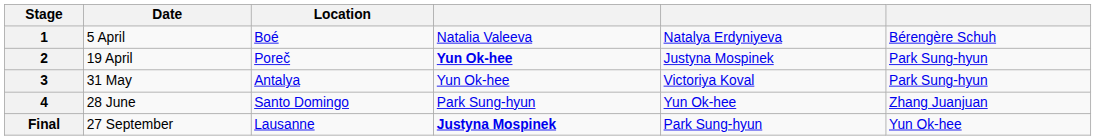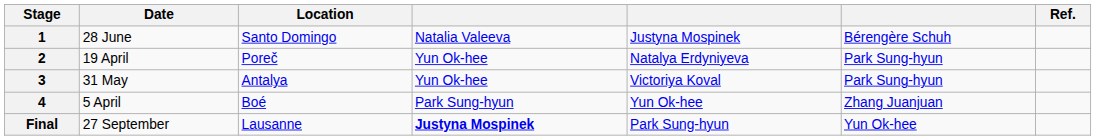+ column: (1063, 15)
(106, 37) 5 April -> (107, 37) 28 June
(266, 37) Boé -> (289, 37) Santo Domingo
(723, 37) Natalya Erdyniyeva -> (685, 37) Justyna Mospinek
(475, 59) bold -> (451, 59) normal
(719, 59) Justyna Mospinek -> (689, 59) Natalya Erdyniyeva
(111, 102) 28 June -> (102, 102) 5 April
(302, 102) Santo Domingo -> (254, 102) Boé
